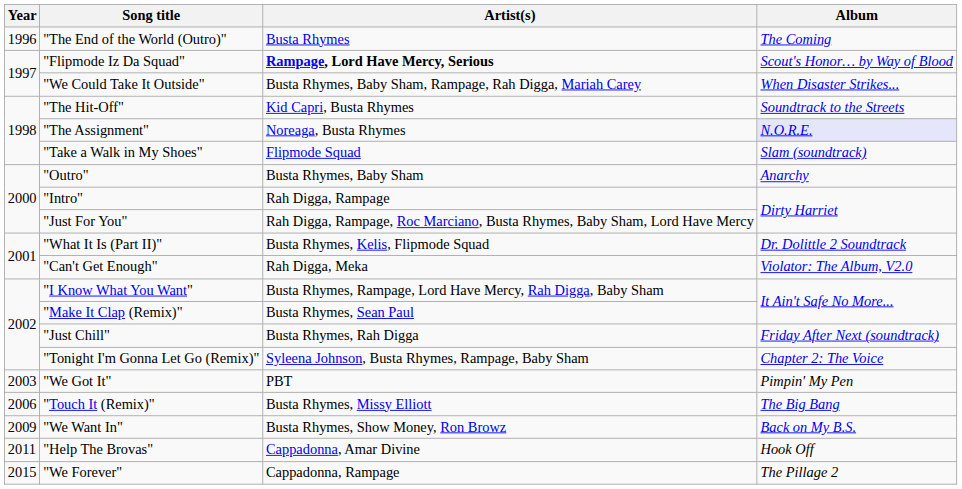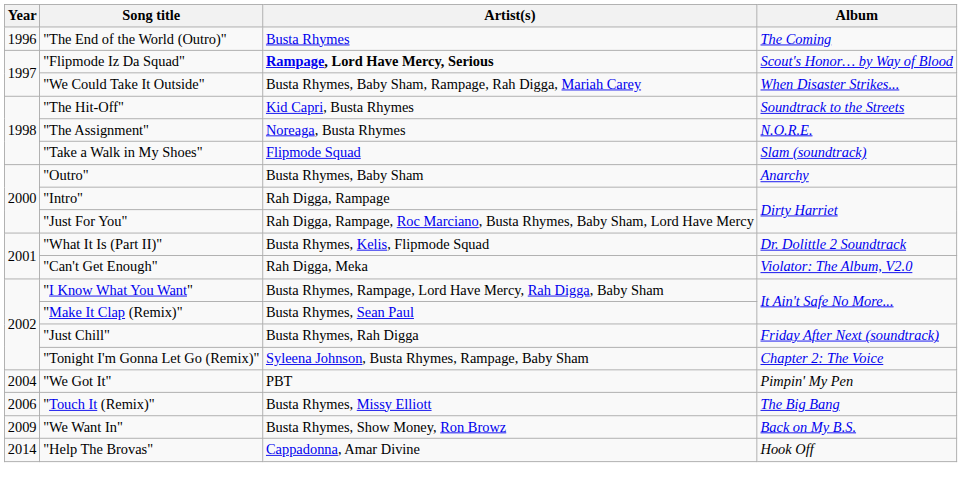(786, 130) lavender background -> (786, 130) no background
(22, 381) 2003 -> (22, 381) 2004
(22, 449) 2011 -> (22, 449) 2014
- row: (83, 472)
